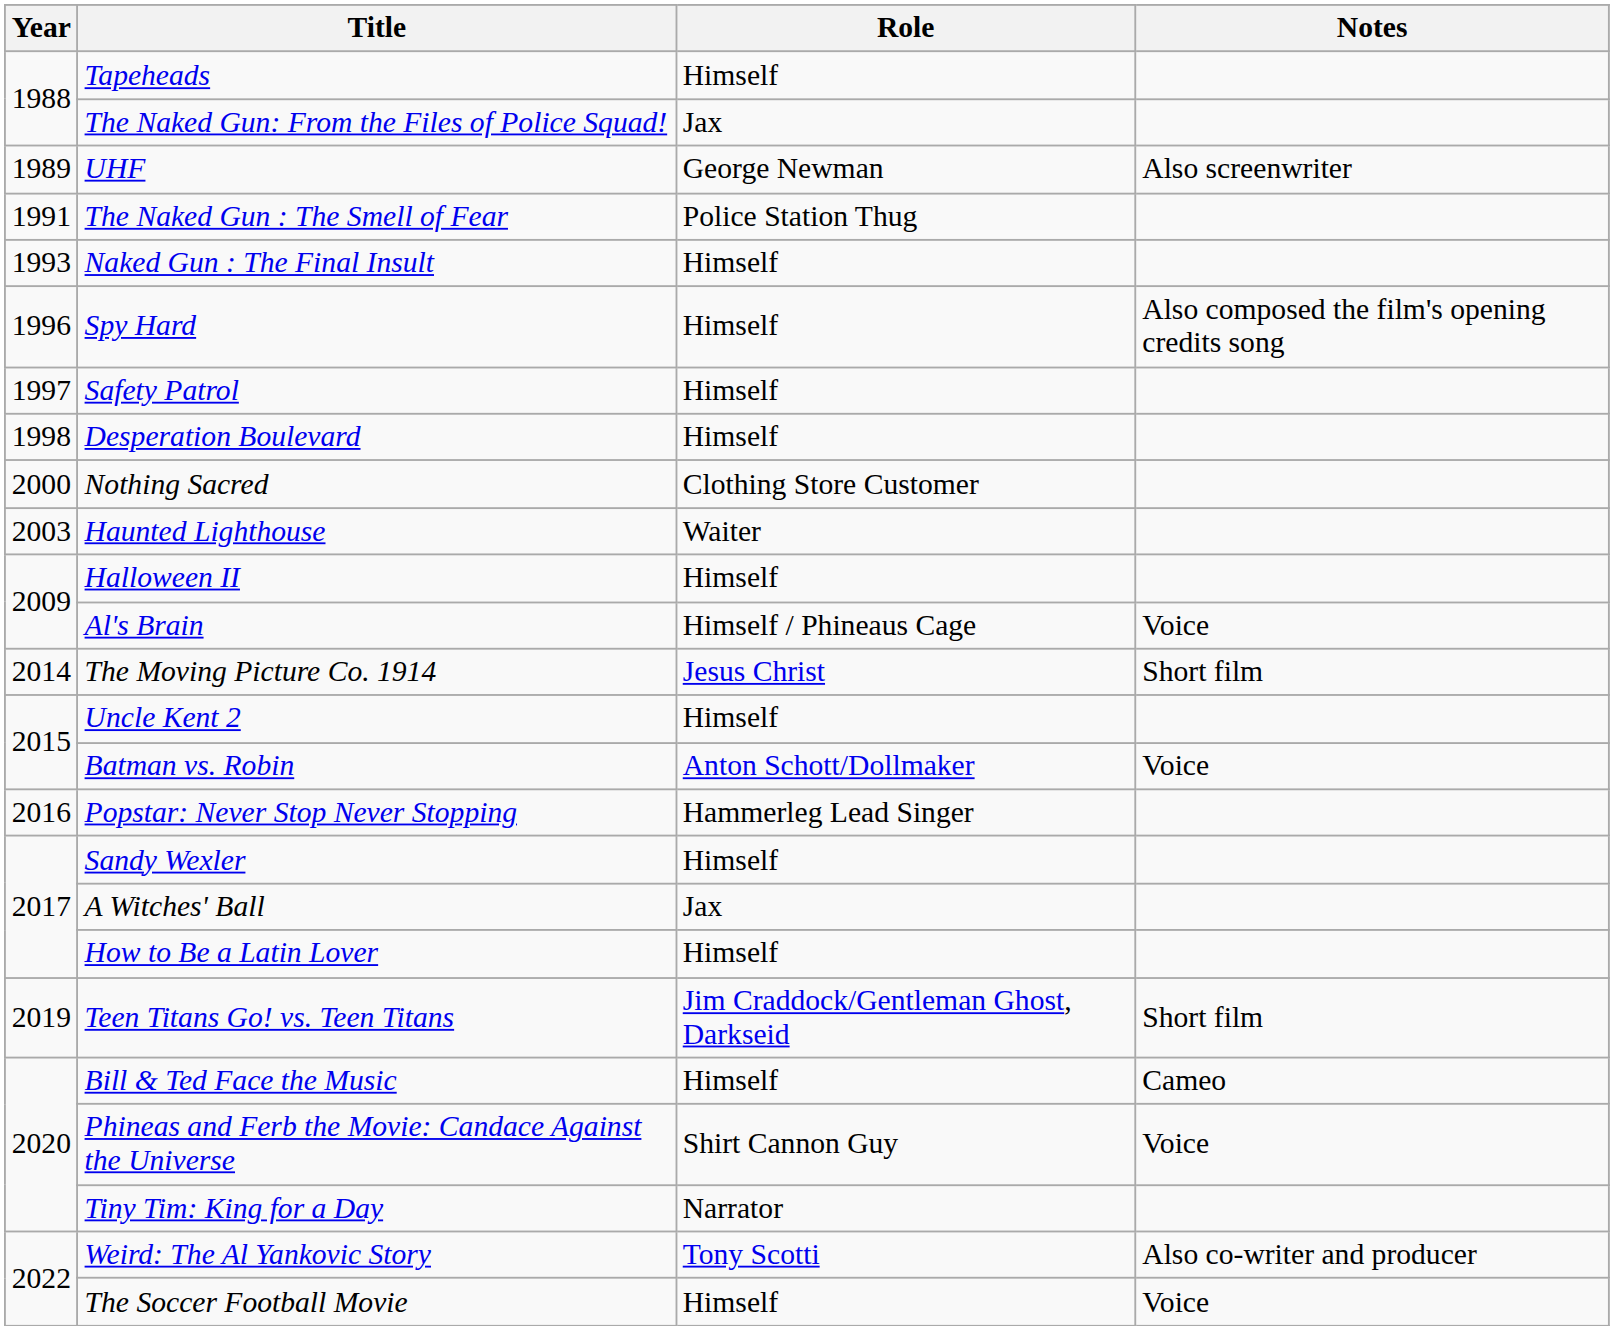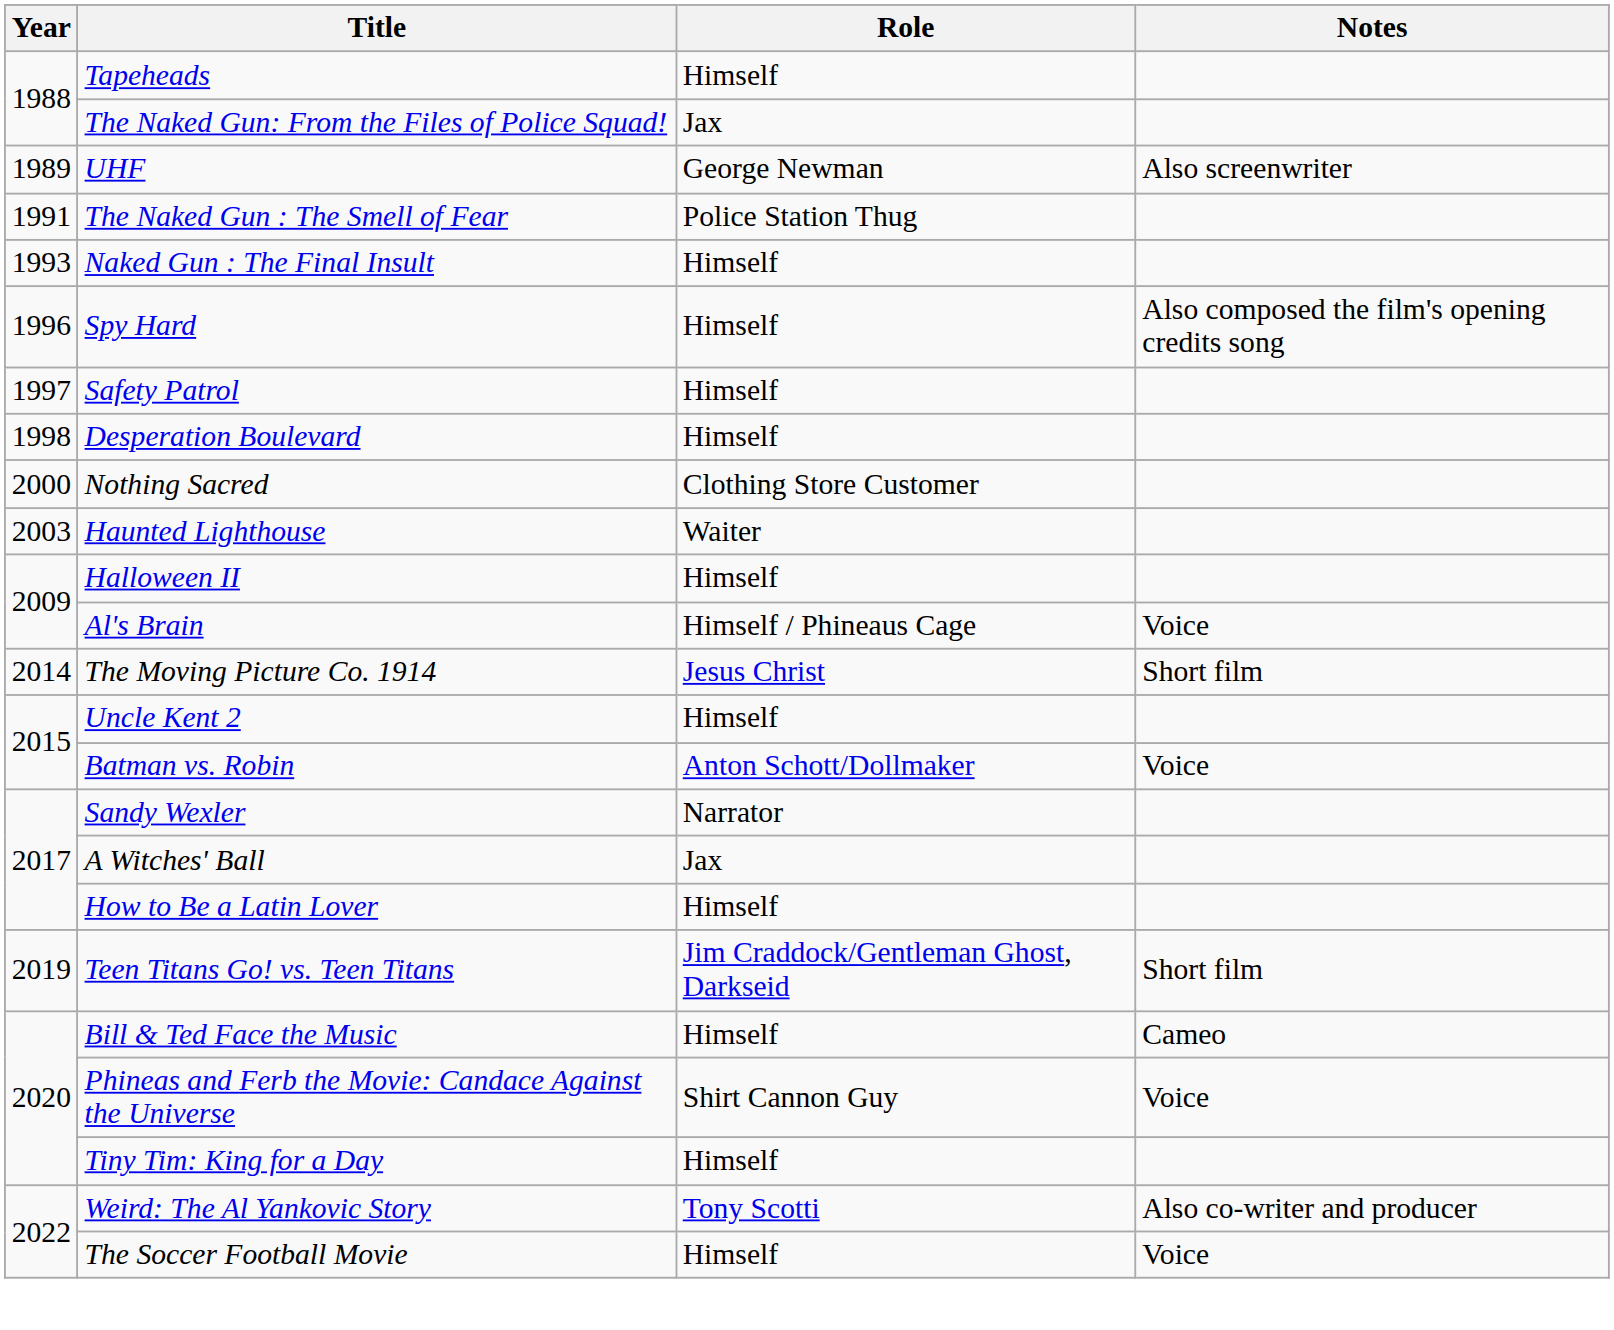- row: (301, 812)
(730, 859) Himself -> (733, 812) Narrator
(733, 1207) Narrator -> (730, 1160) Himself
